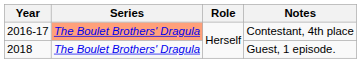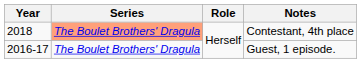(28, 31) 2016-17 -> (20, 31) 2018
(20, 49) 2018 -> (28, 49) 2016-17
